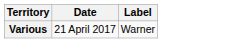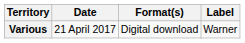+ column: (160, 12)
